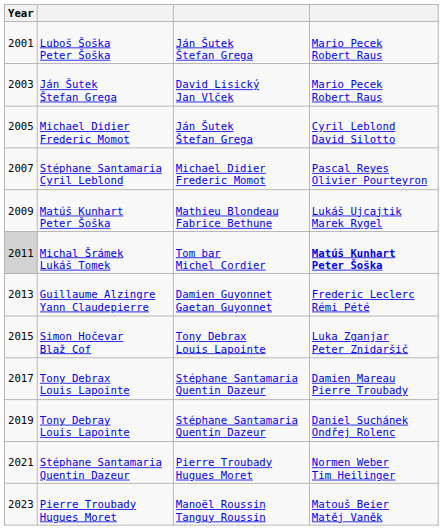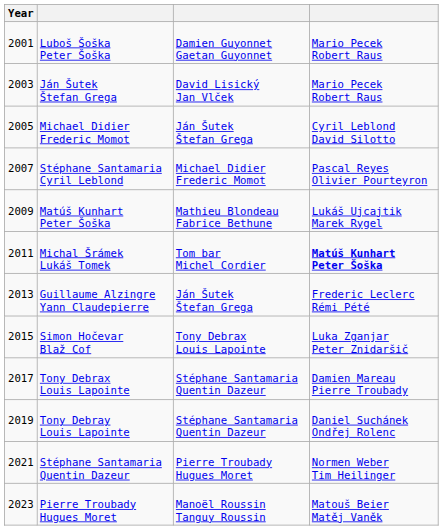(214, 49) Ján Šutek Štefan Grega -> (224, 49) Damien Guyonnet Gaetan Guyonnet
(21, 253) lightgrey background -> (21, 253) no background
(224, 301) Damien Guyonnet Gaetan Guyonnet -> (214, 301) Ján Šutek Štefan Grega
